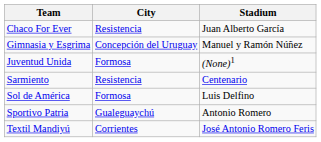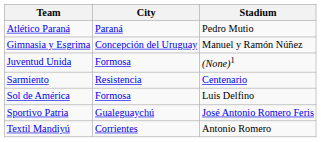+ row: (38, 28)
- row: (39, 28)
(237, 112) Antonio Romero -> (258, 112) José Antonio Romero Feris
(258, 129) José Antonio Romero Feris -> (237, 129) Antonio Romero
